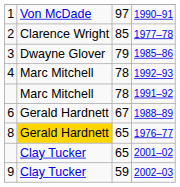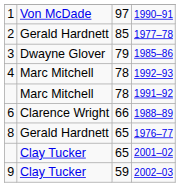(65, 34) Clarence Wright -> (64, 34) Gerald Hardnett
(64, 113) Gerald Hardnett -> (65, 113) Clarence Wright
(122, 113) 67 -> (122, 113) 66
(64, 133) gold background -> (64, 133) no background
